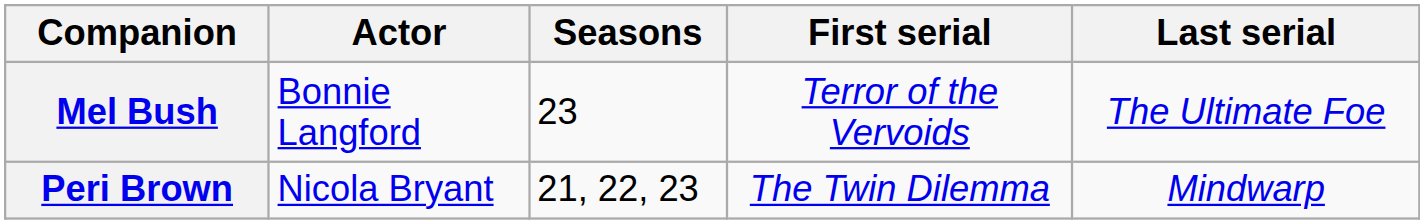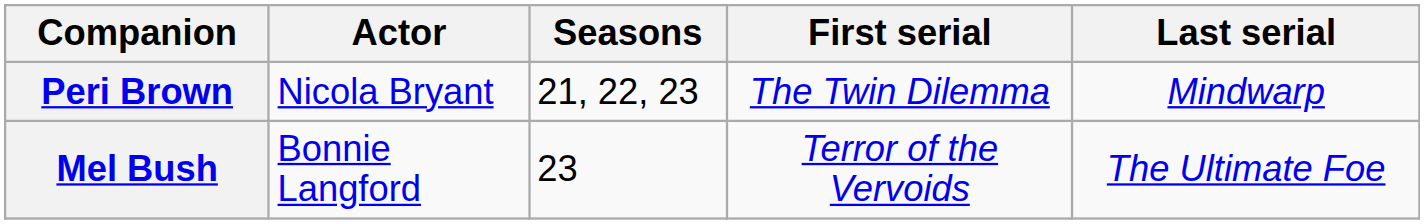rows swapped: (137, 189) <-> (137, 111)
